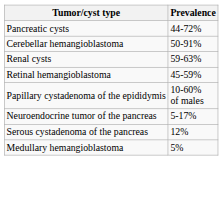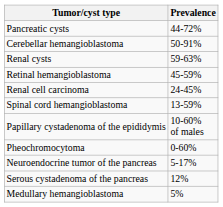+ row: (48, 90)
+ row: (67, 105)
+ row: (46, 147)
